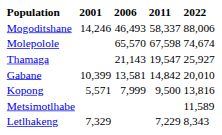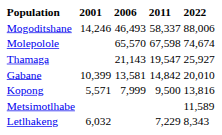(98, 122) 7,329 -> (98, 122) 6,032
